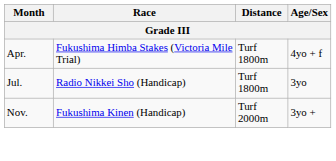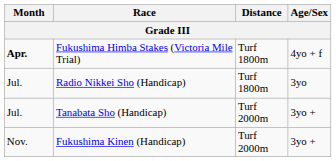(16, 53) normal -> (17, 53) bold
+ row: (111, 112)
